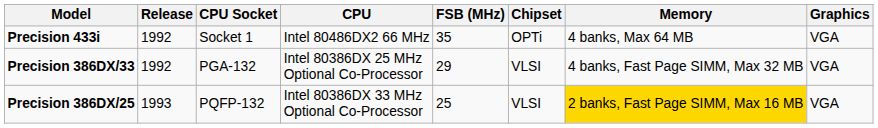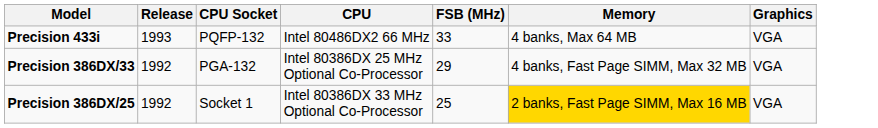- column: (536, 15)
(156, 37) 1992 -> (156, 37) 1993
(226, 37) Socket 1 -> (232, 37) PQFP-132
(444, 37) 35 -> (444, 37) 33
(156, 104) 1993 -> (156, 104) 1992
(232, 104) PQFP-132 -> (226, 104) Socket 1
